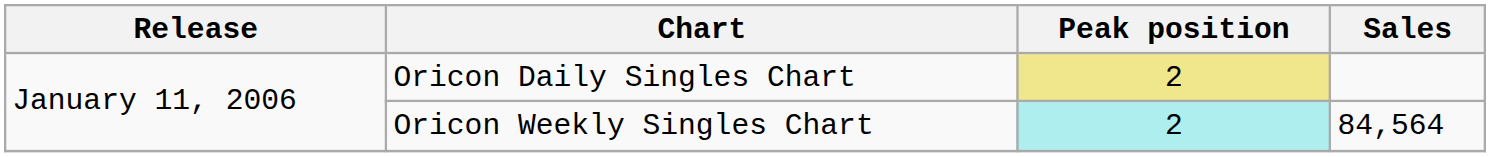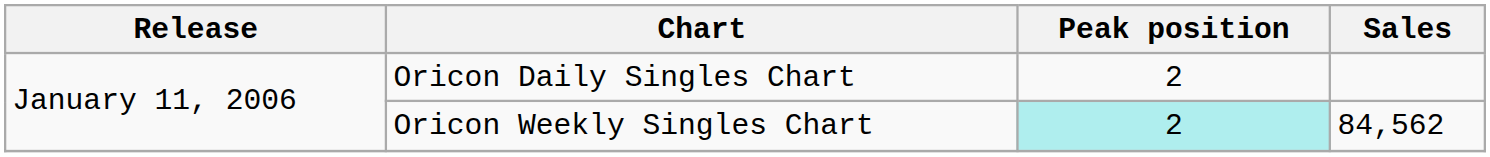(1174, 78) khaki background -> (1174, 78) no background
(1391, 126) 84,564 -> (1391, 126) 84,562
